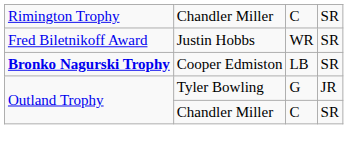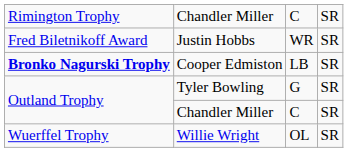(328, 87) JR -> (330, 87) SR
+ row: (218, 135)
